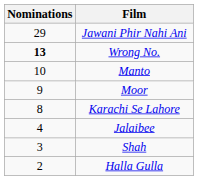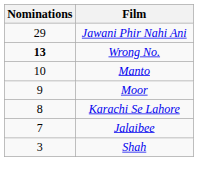(40, 128) 4 -> (40, 128) 7
- row: (134, 166)
